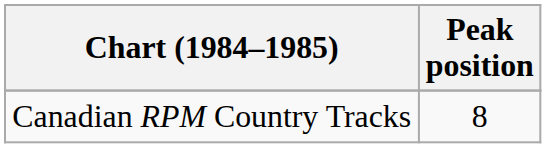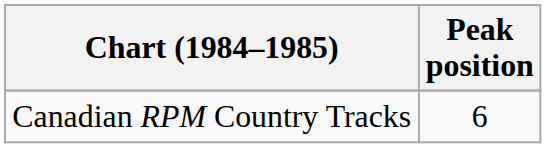(480, 116) 8 -> (480, 116) 6
